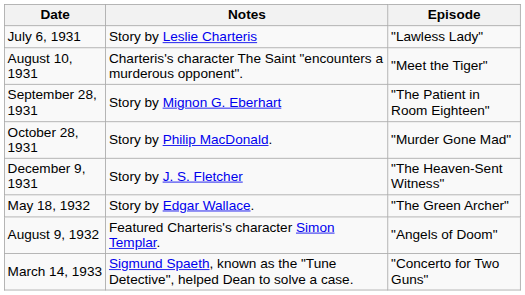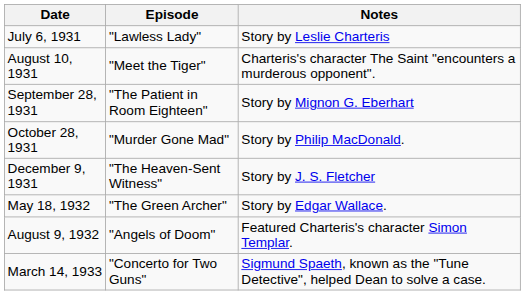columns swapped: (454, 15) <-> (247, 15)
